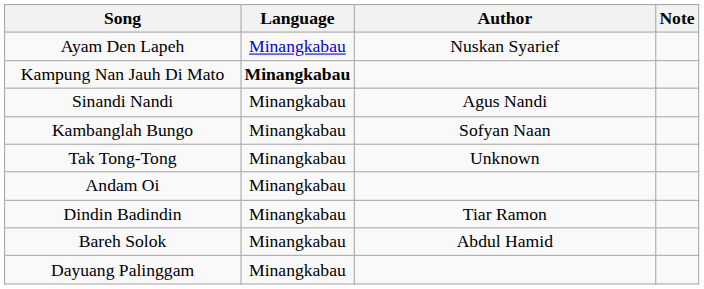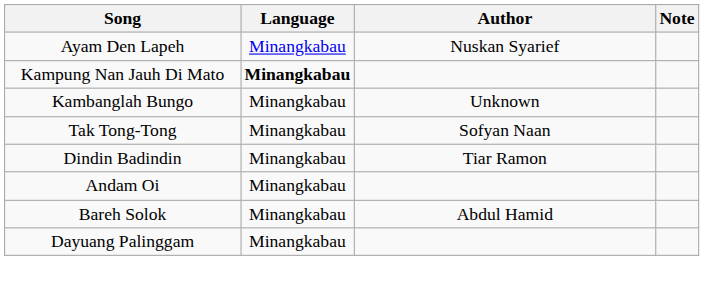- row: (123, 102)
(505, 130) Sofyan Naan -> (505, 102) Unknown
(505, 158) Unknown -> (505, 130) Sofyan Naan
rows swapped: (123, 185) <-> (123, 213)
